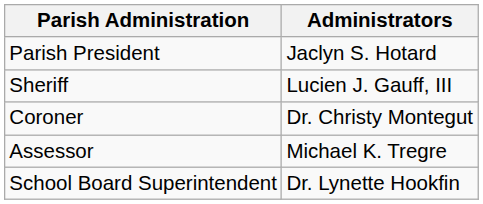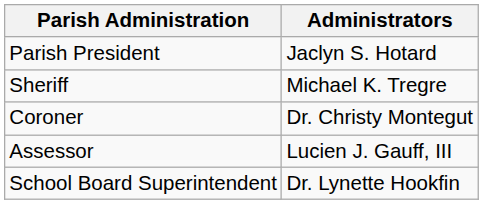(369, 85) Lucien J. Gauff, III -> (367, 85) Michael K. Tregre
(367, 150) Michael K. Tregre -> (369, 150) Lucien J. Gauff, III
